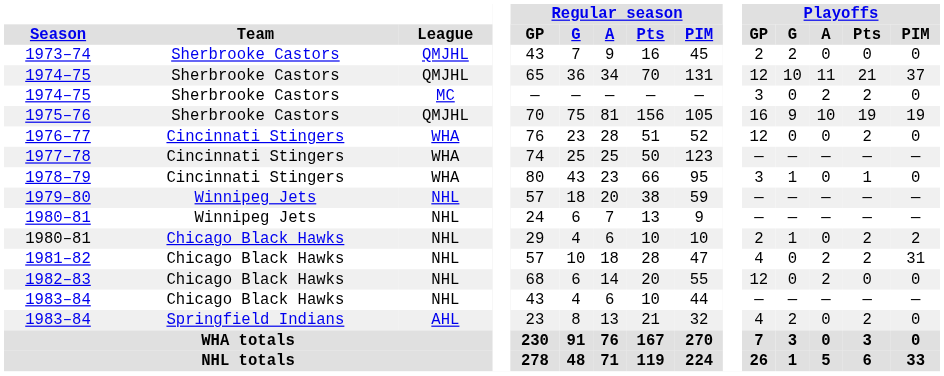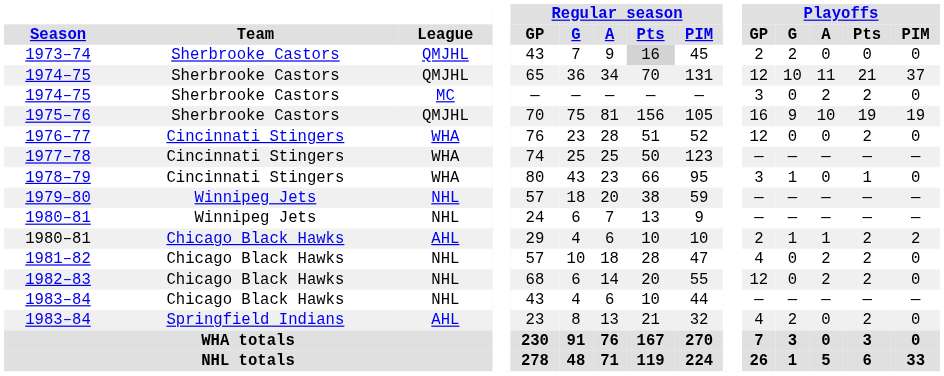(651, 55) no background -> (651, 55) lightgrey background
(445, 239) NHL -> (445, 239) AHL
(826, 239) 0 -> (826, 239) 1
(916, 259) 31 -> (916, 259) 0
(867, 279) 0 -> (867, 279) 2
